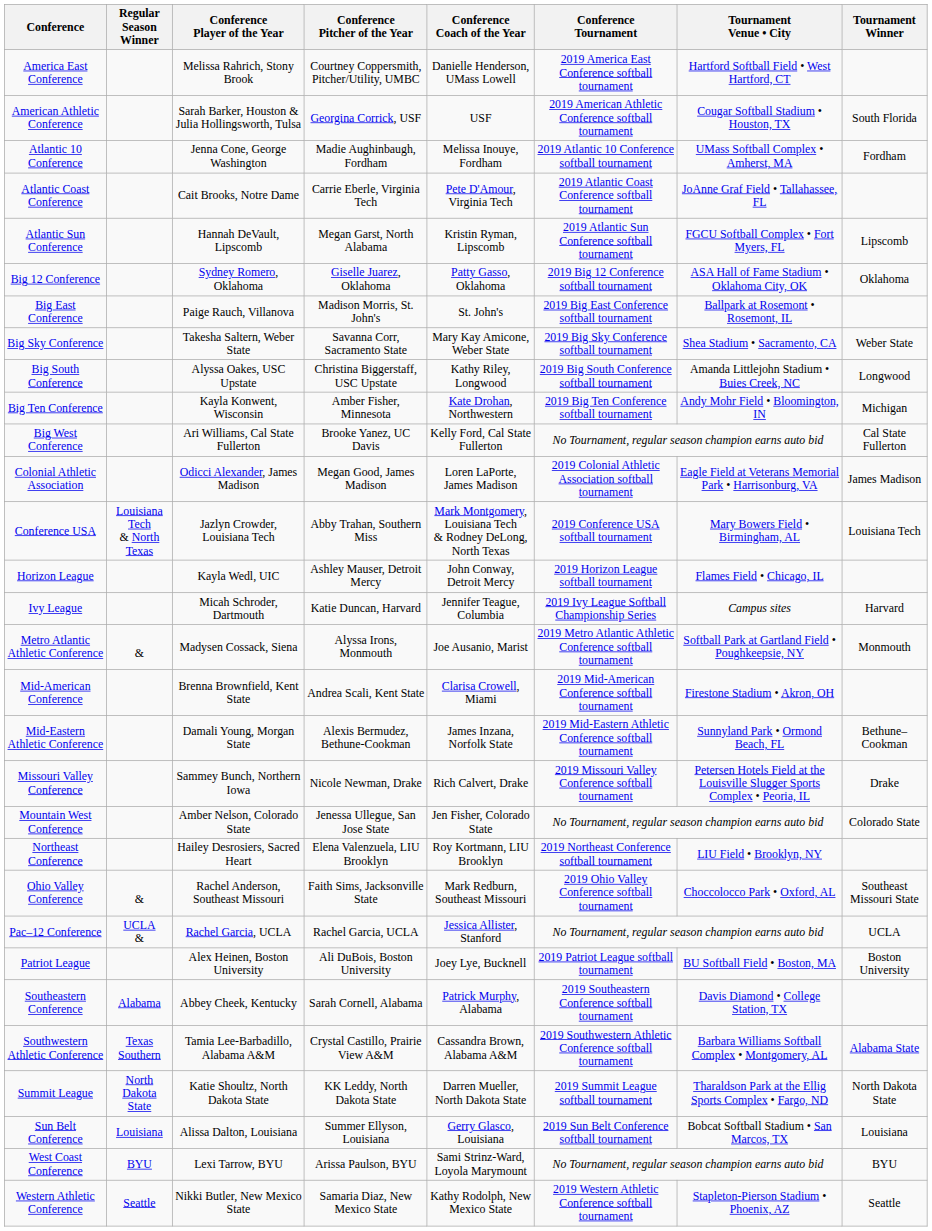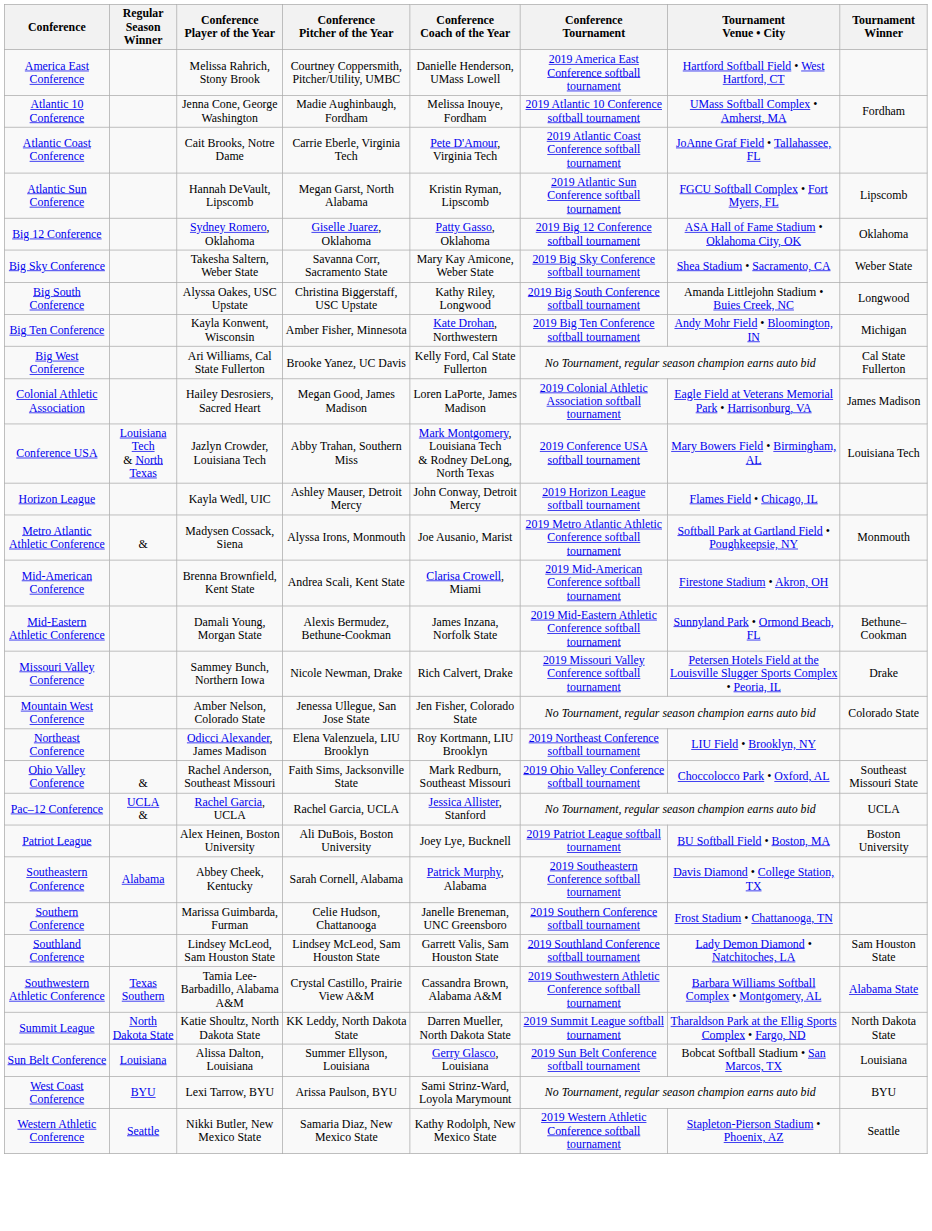- row: (55, 118)
- row: (55, 311)
(238, 478) Odicci Alexander, James Madison -> (230, 401) Hailey Desrosiers, Sacred Heart
- row: (55, 608)
(238, 854) Hailey Desrosiers, Sacred Heart -> (230, 744) Odicci Alexander, James Madison
+ row: (57, 918)
+ row: (57, 950)
